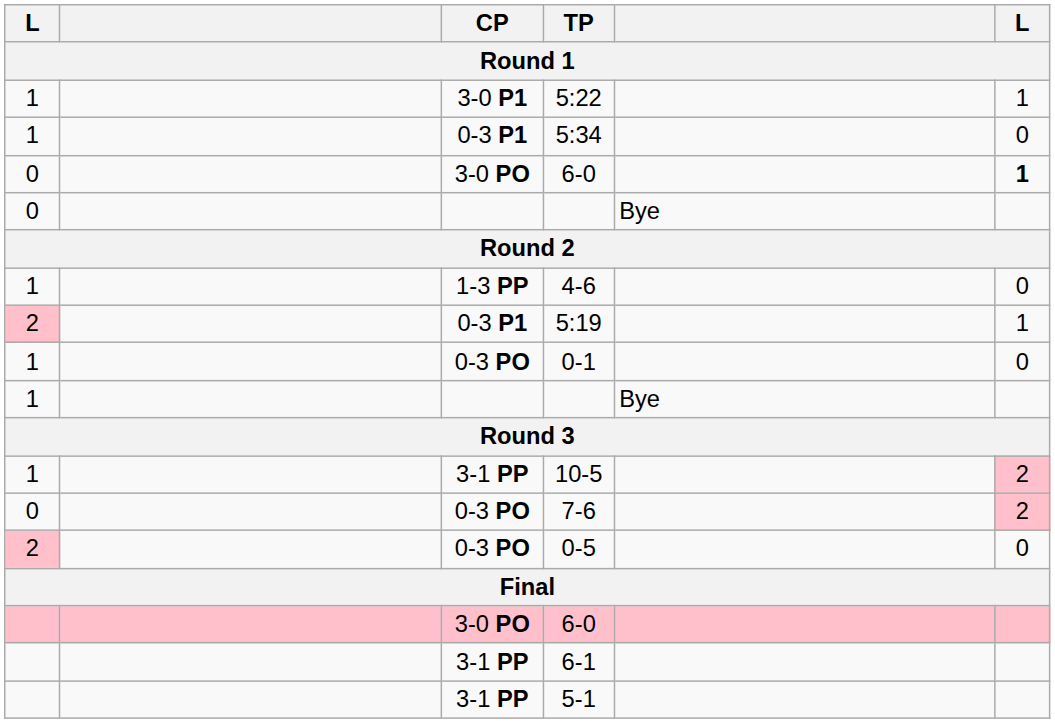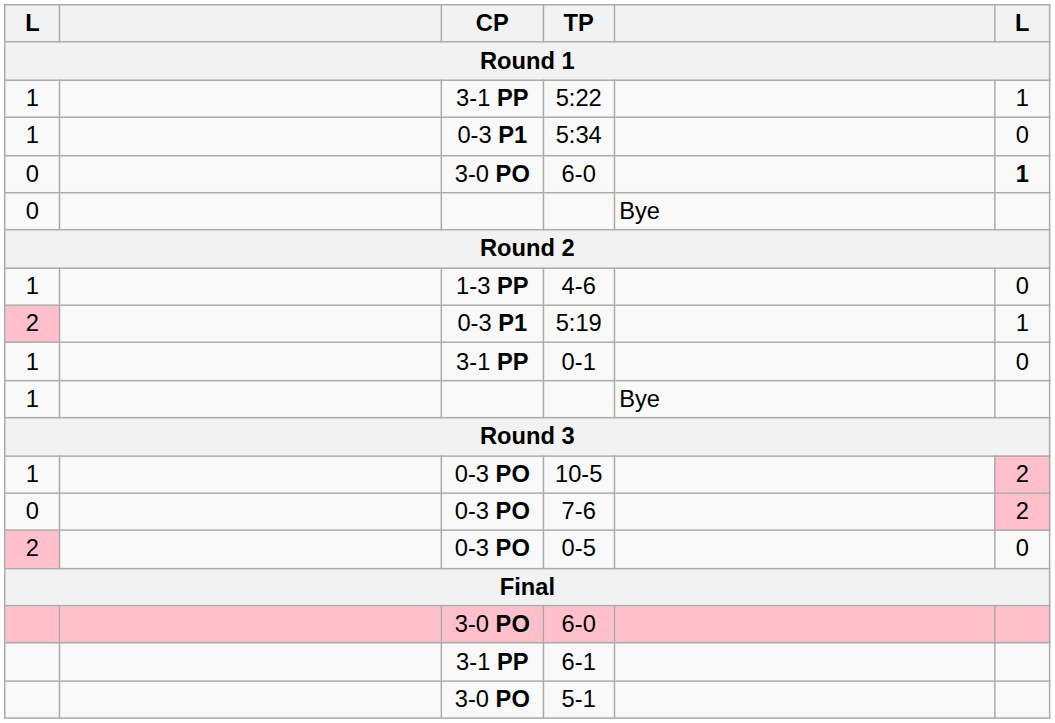(492, 98) 3-0 P1 -> (492, 98) 3-1 PP
(492, 361) 0-3 PO -> (492, 361) 3-1 PP
(492, 473) 3-1 PP -> (492, 473) 0-3 PO
(492, 699) 3-1 PP -> (492, 699) 3-0 PO
